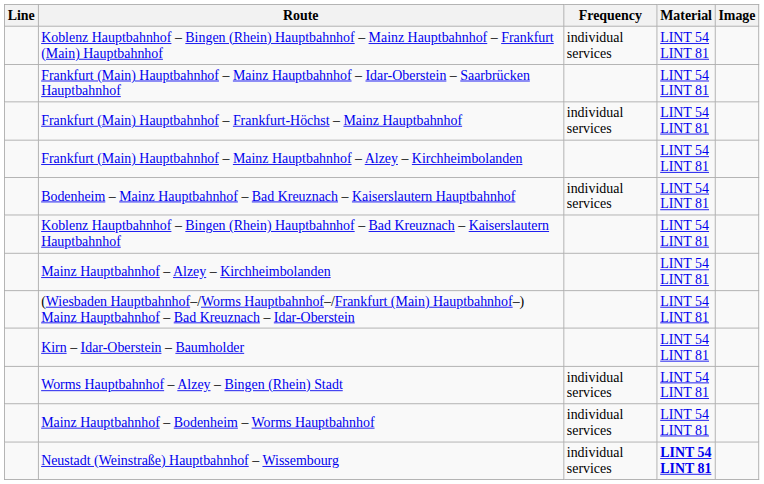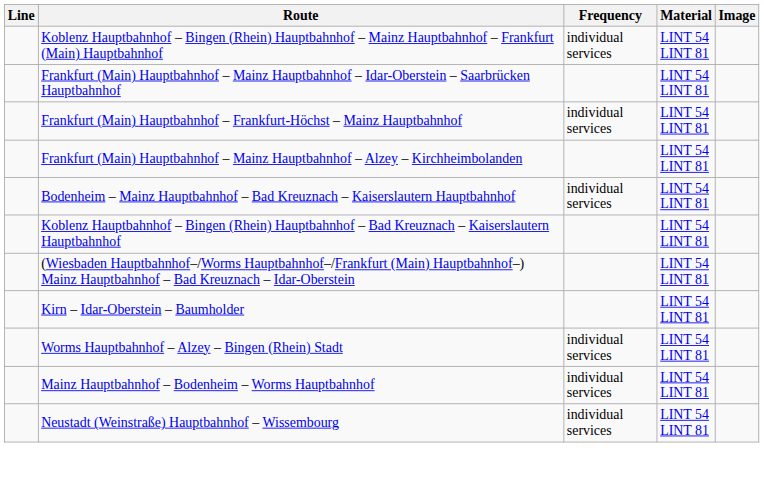- row: (186, 271)
(686, 460) bold -> (685, 422) normal
